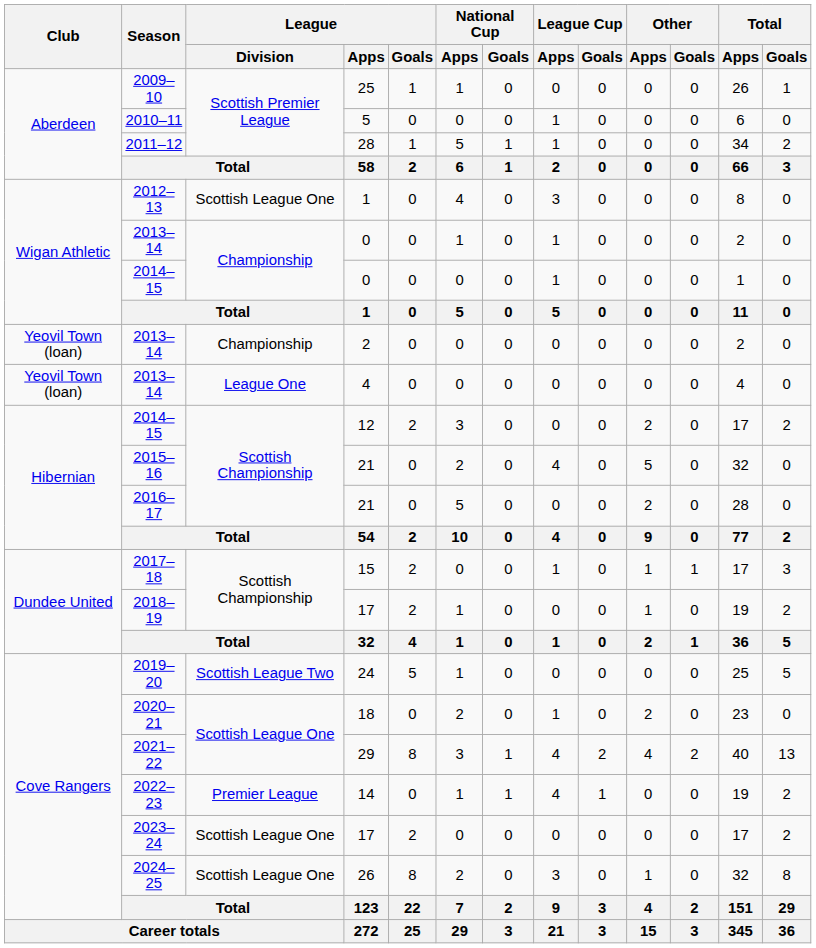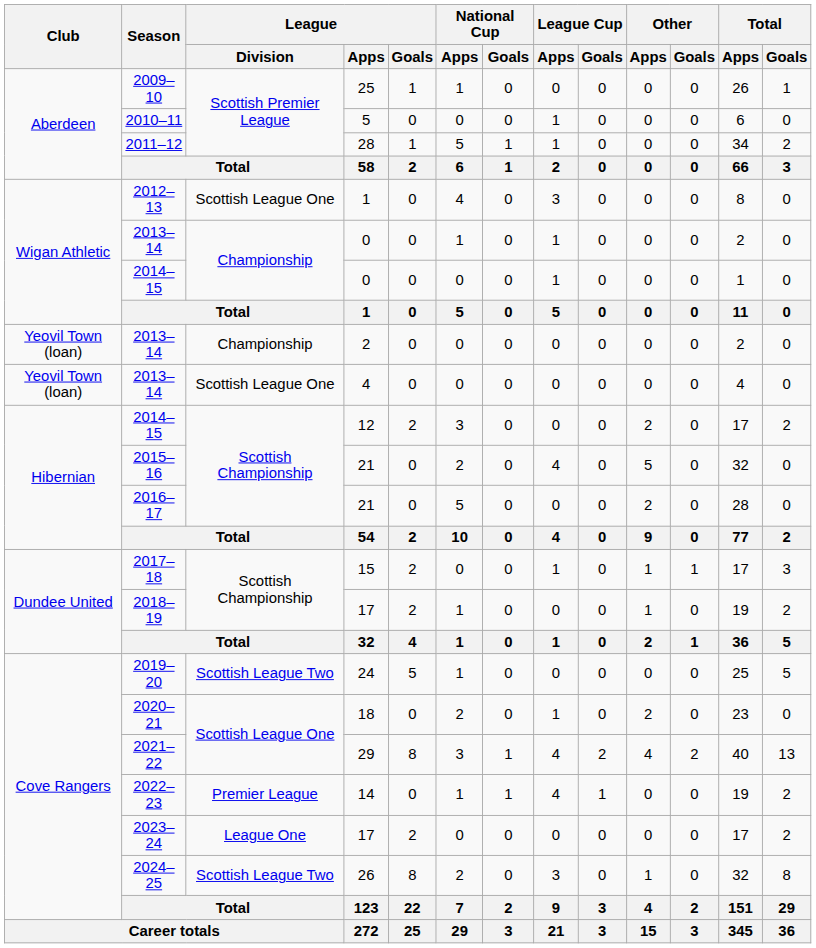(265, 384) League One -> (265, 384) Scottish League One
(265, 835) Scottish League One -> (265, 835) League One
(265, 875) Scottish League One -> (265, 875) Scottish League Two
